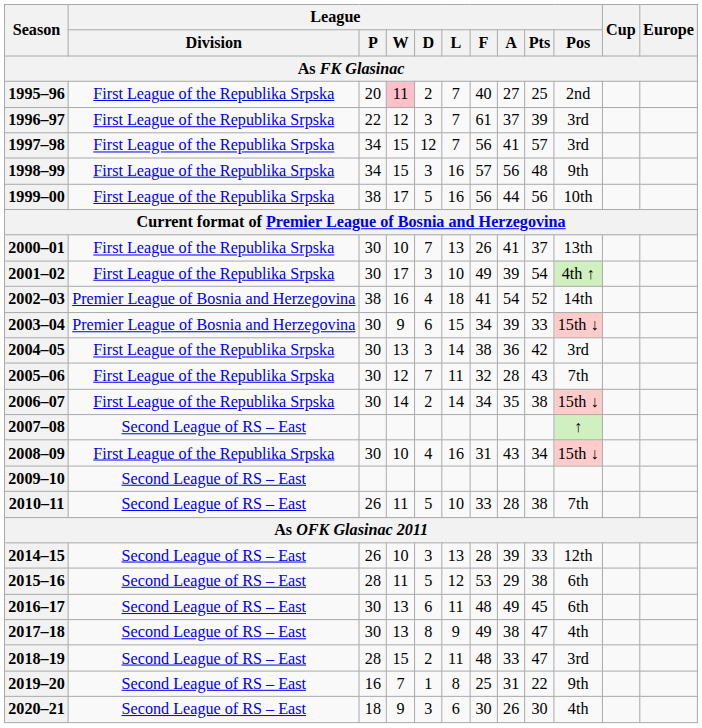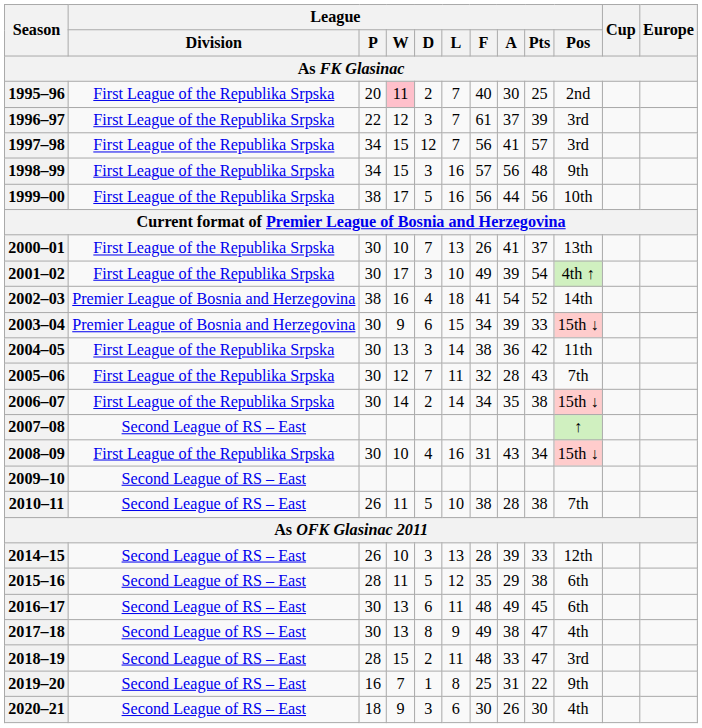(511, 94) 27 -> (511, 94) 30
(578, 350) 3rd -> (578, 350) 11th
(484, 504) 33 -> (484, 504) 38
(484, 581) 53 -> (484, 581) 35
